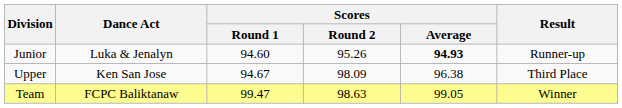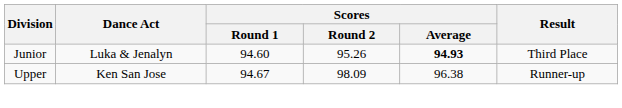(558, 54) Runner-up -> (557, 54) Third Place
(558, 74) Third Place -> (557, 74) Runner-up
- row: (30, 93)
